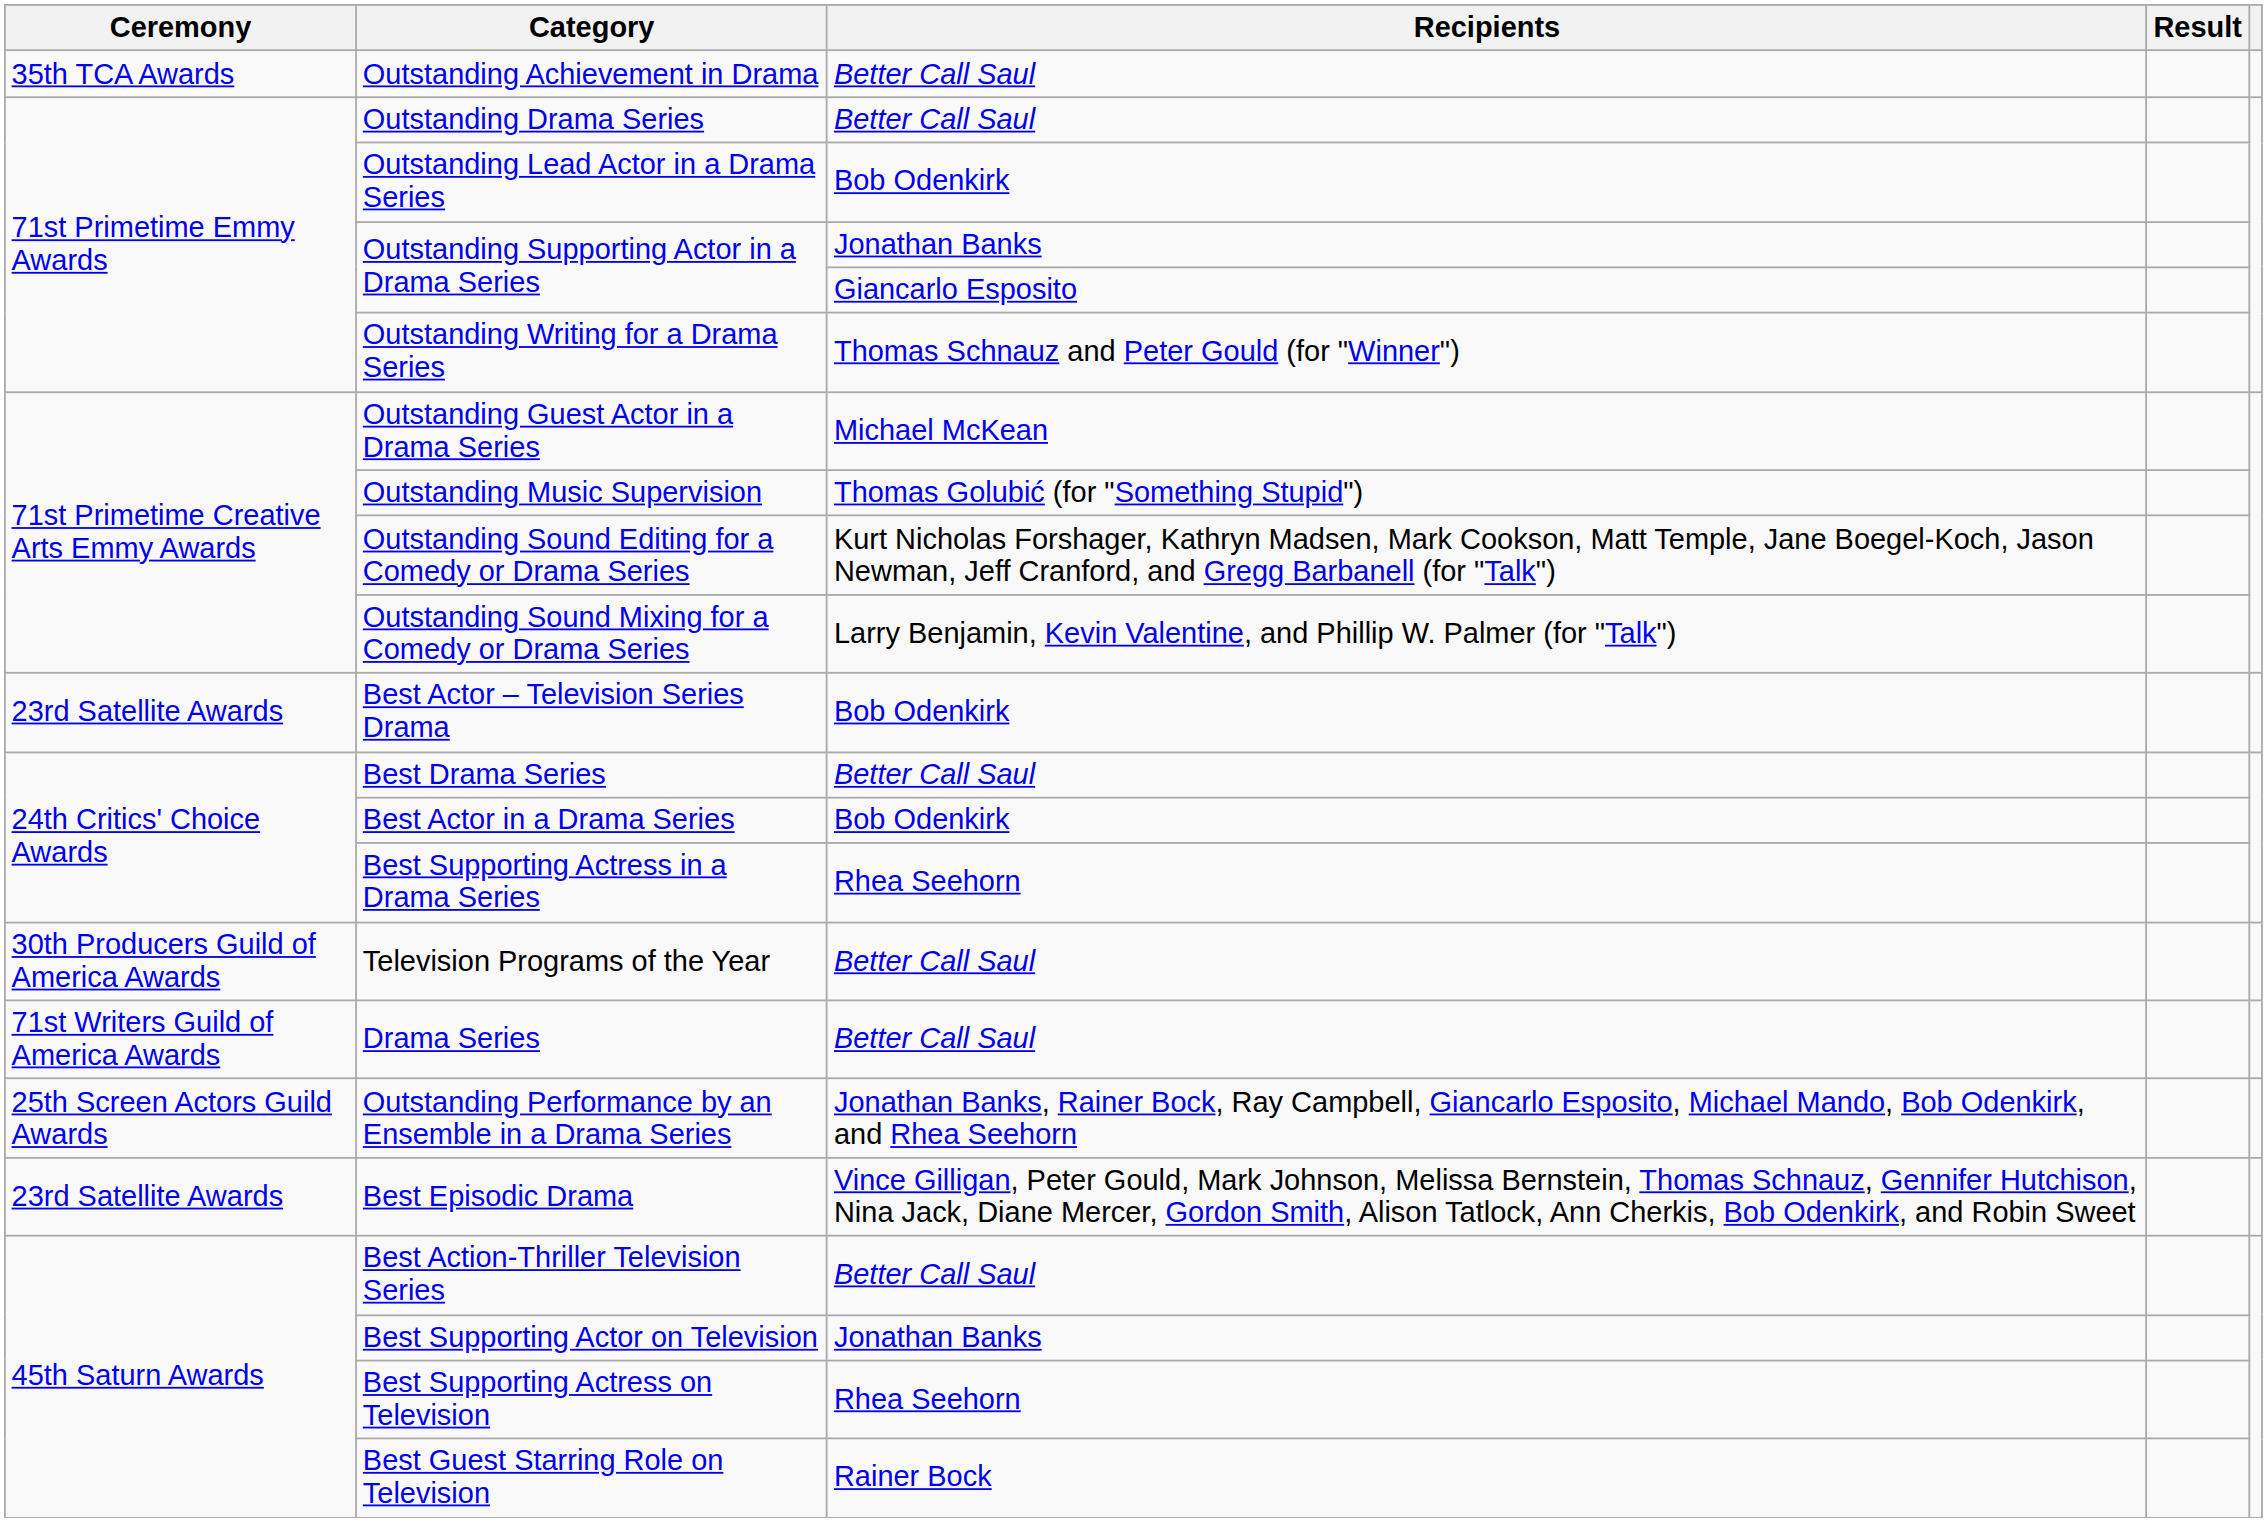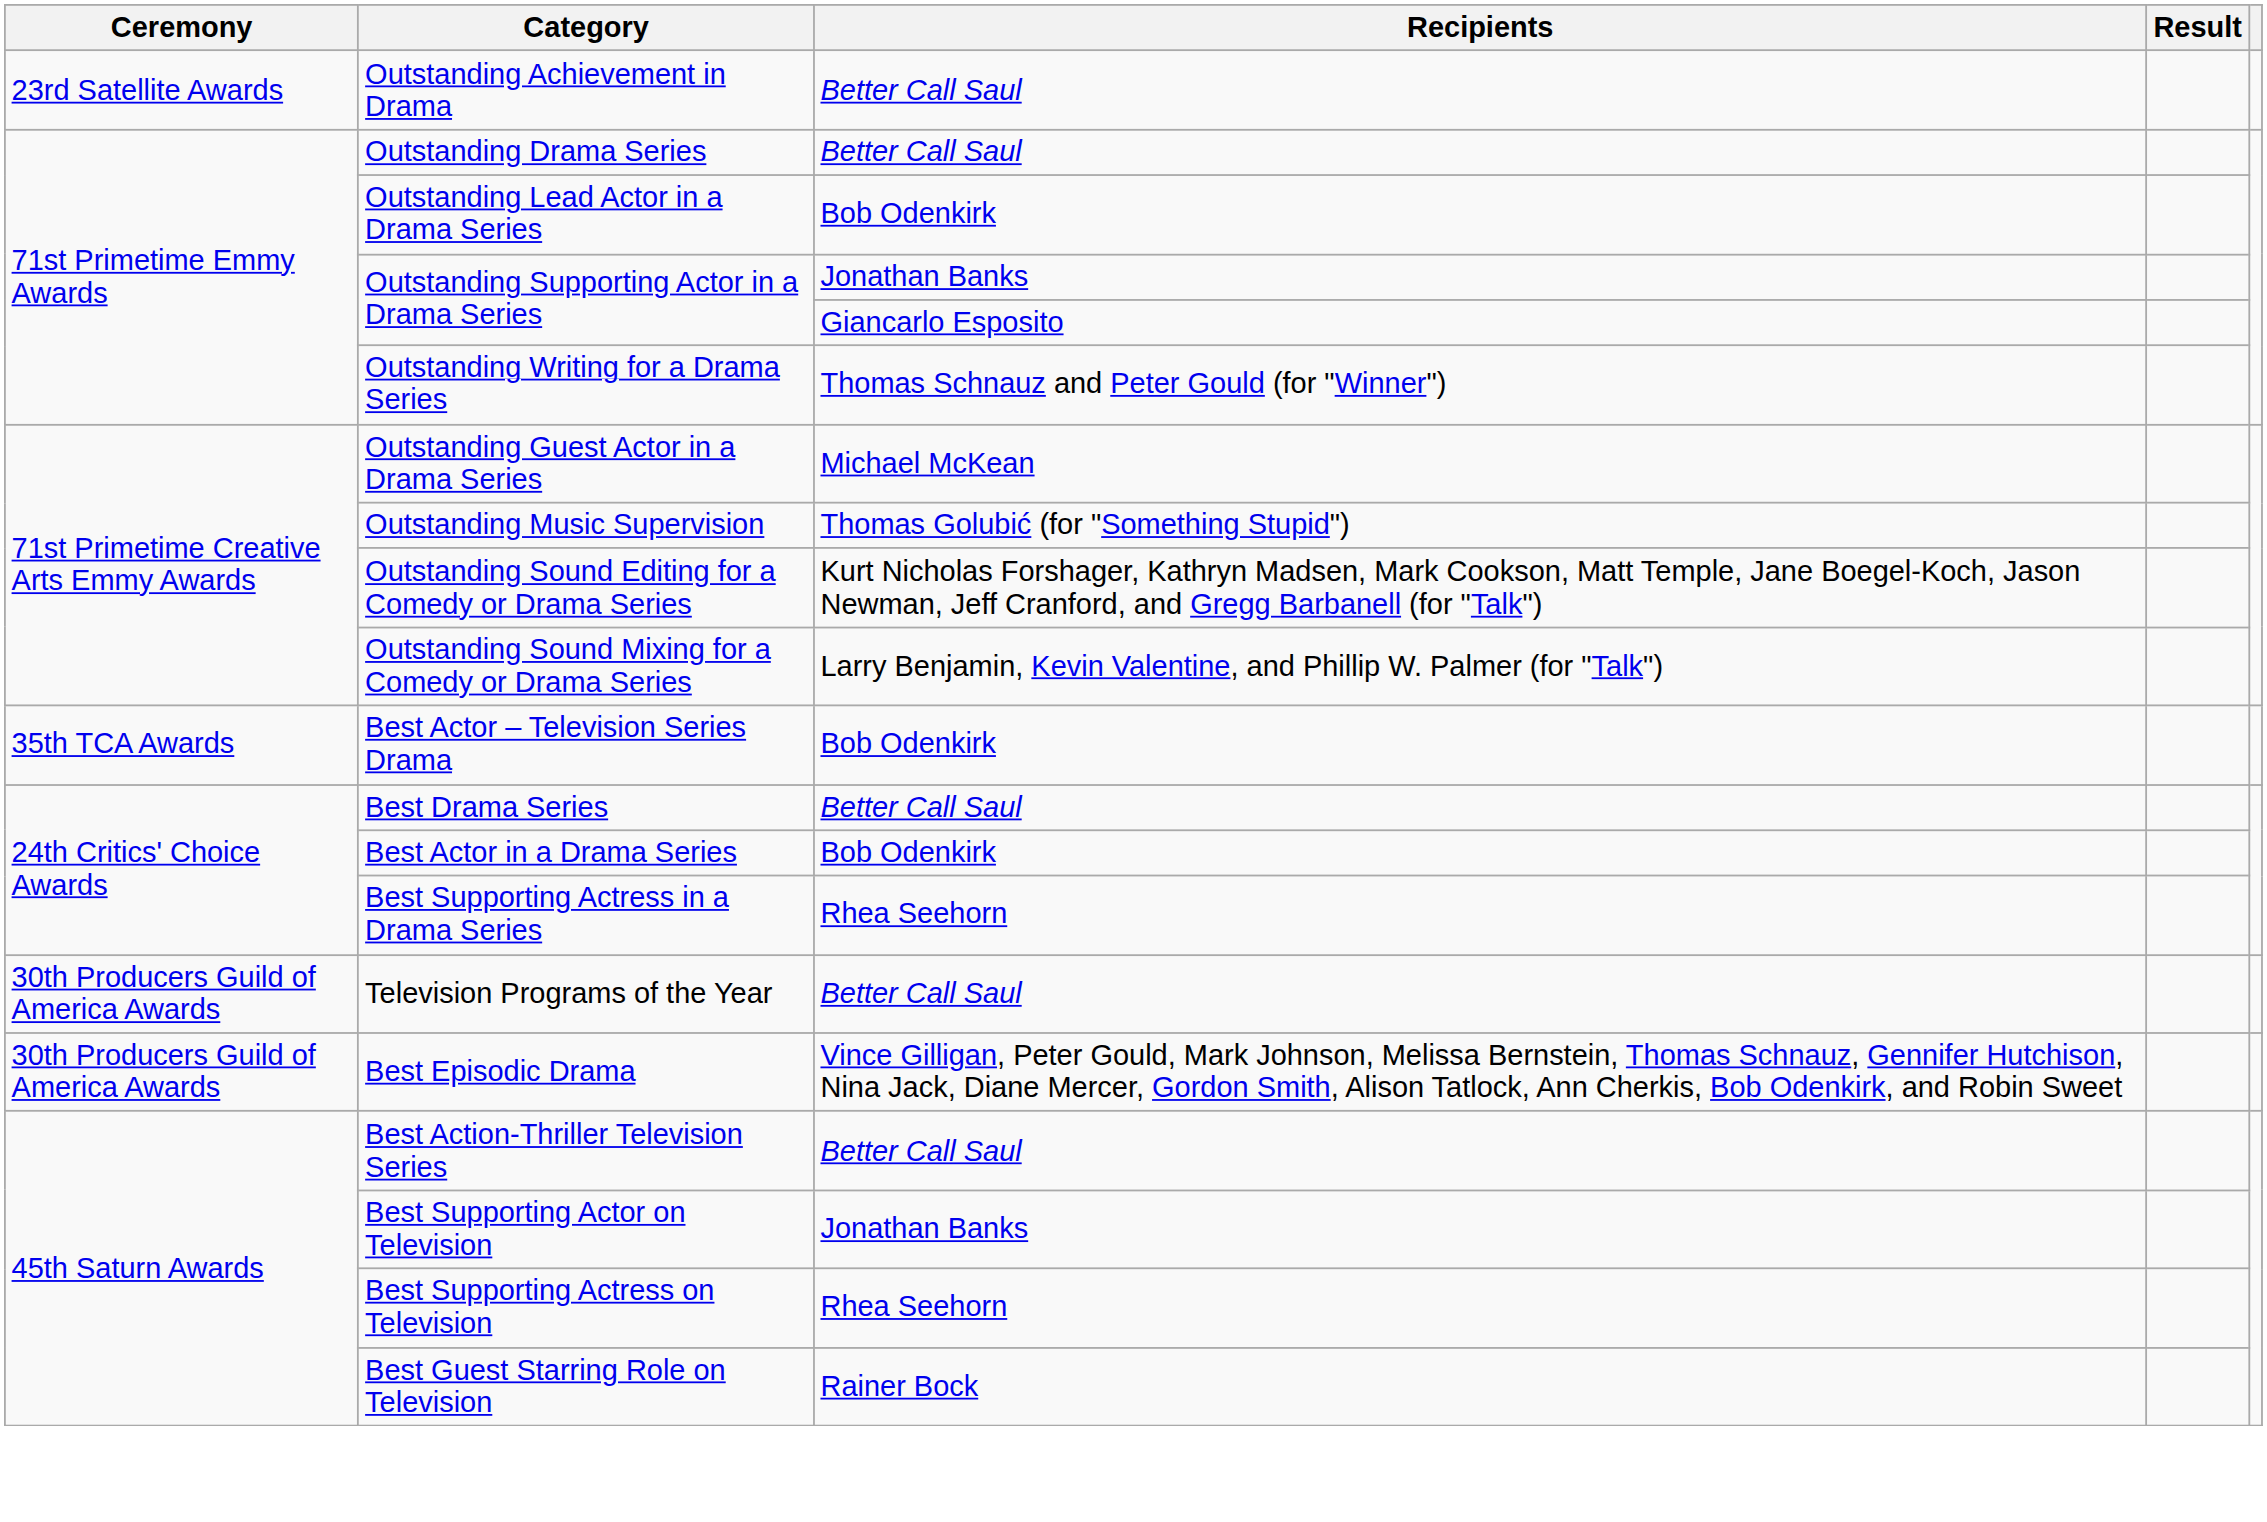(123, 73) 35th TCA Awards -> (147, 89) 23rd Satellite Awards
(147, 711) 23rd Satellite Awards -> (123, 744) 35th TCA Awards
- row: (451, 1039)
- row: (567, 1117)
(147, 1196) 23rd Satellite Awards -> (164, 1071) 30th Producers Guild of America Awards
